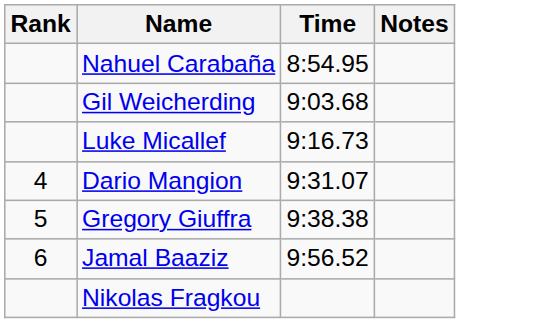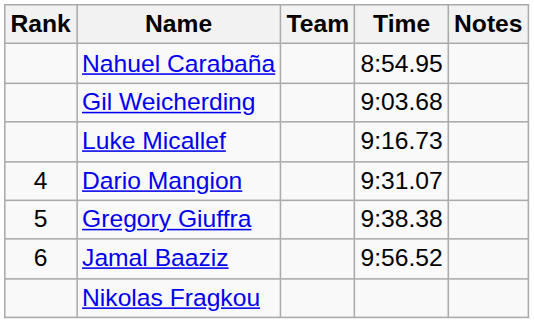+ column: (318, 24)
